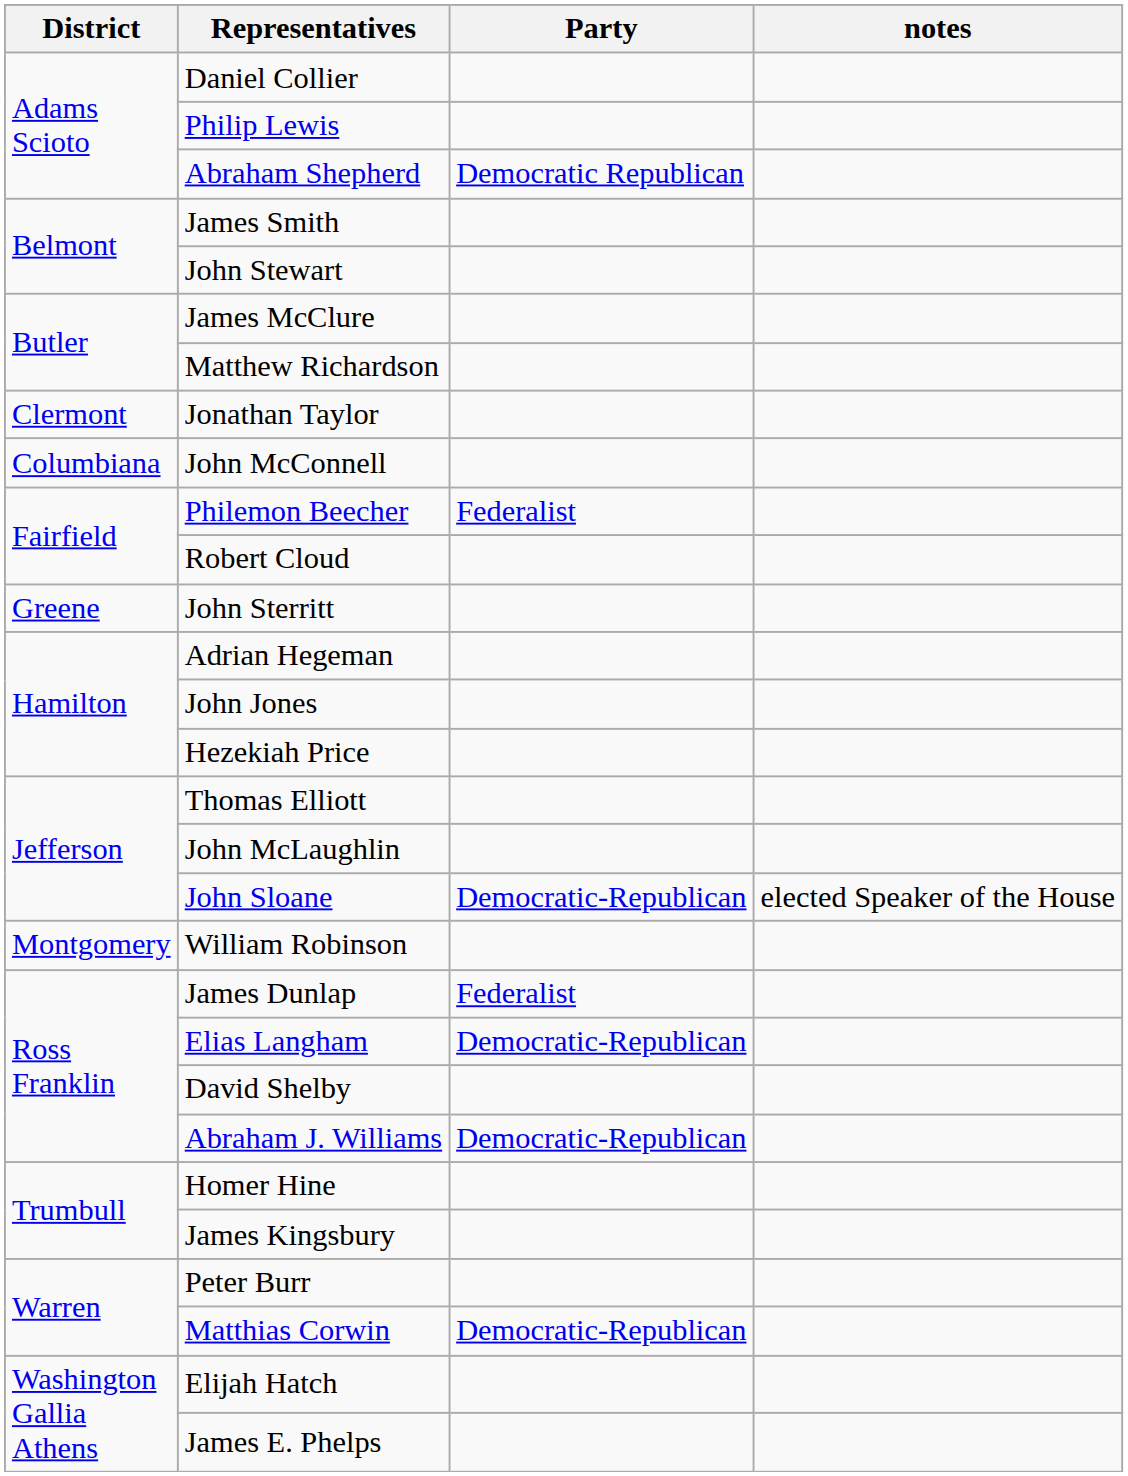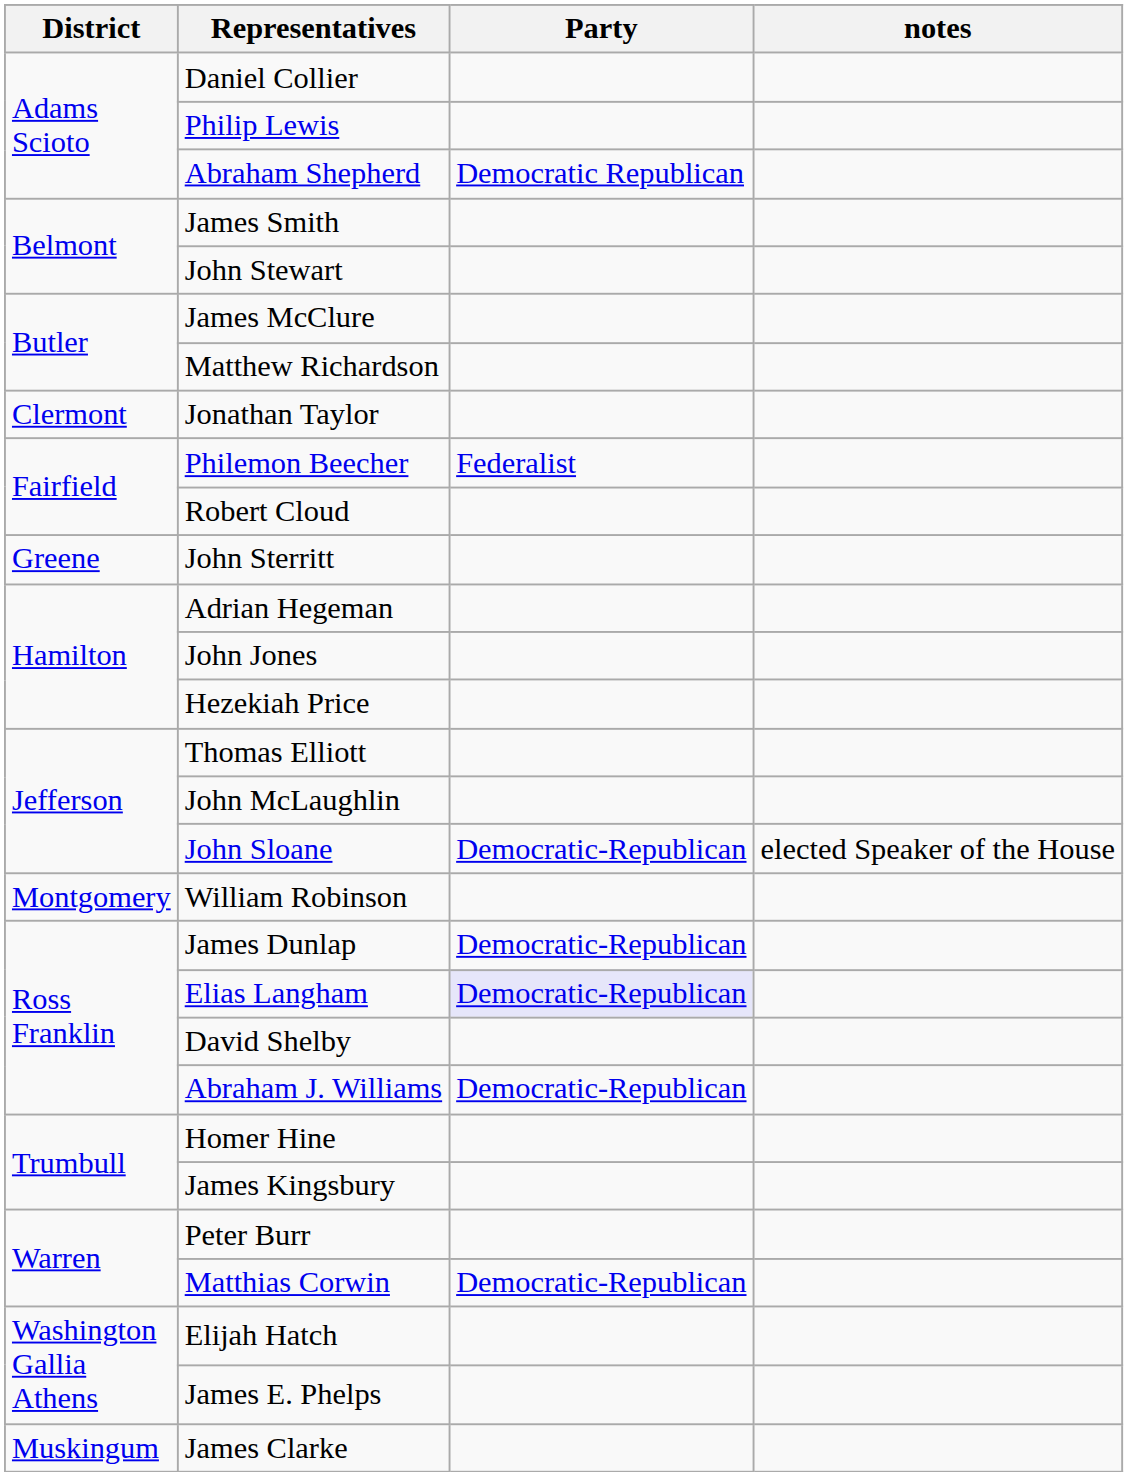- row: (286, 462)
(516, 992) Federalist -> (601, 944) Democratic-Republican
(601, 1041) no background -> (601, 992) lavender background
+ row: (266, 1446)
